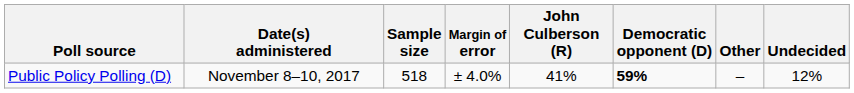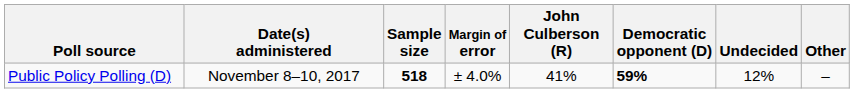columns swapped: (740, 51) <-> (807, 51)
(414, 75) normal -> (414, 75) bold
